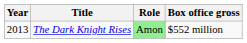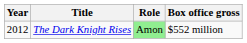(18, 30) 2013 -> (18, 30) 2012
